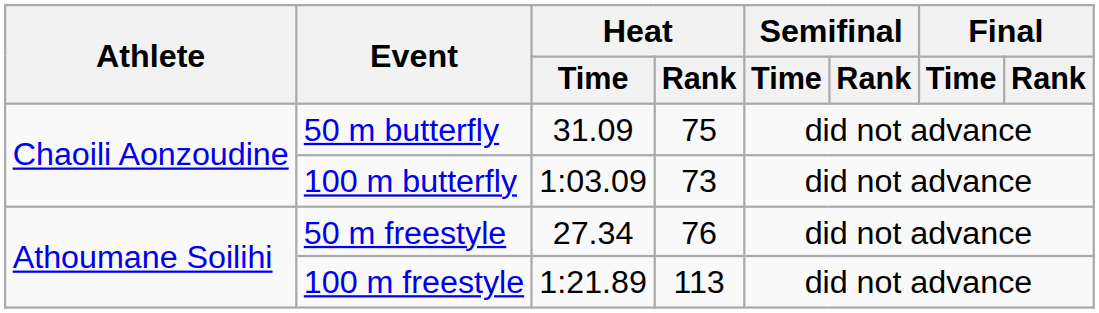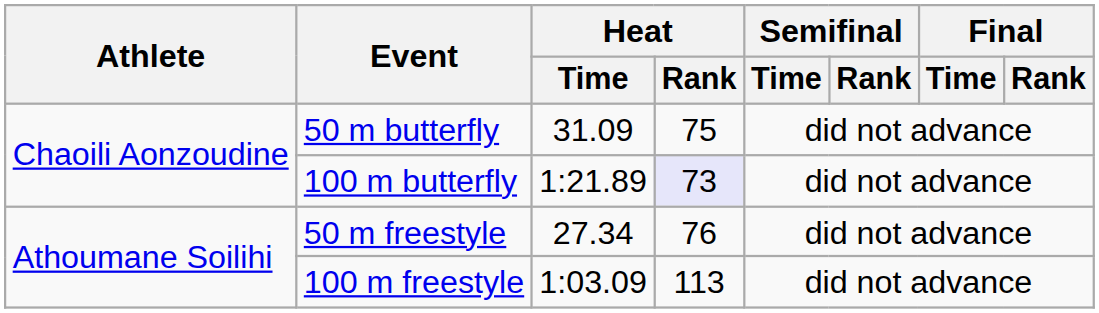(593, 181) 1:03.09 -> (593, 181) 1:21.89
(699, 181) no background -> (699, 181) lavender background
(593, 283) 1:21.89 -> (593, 283) 1:03.09
